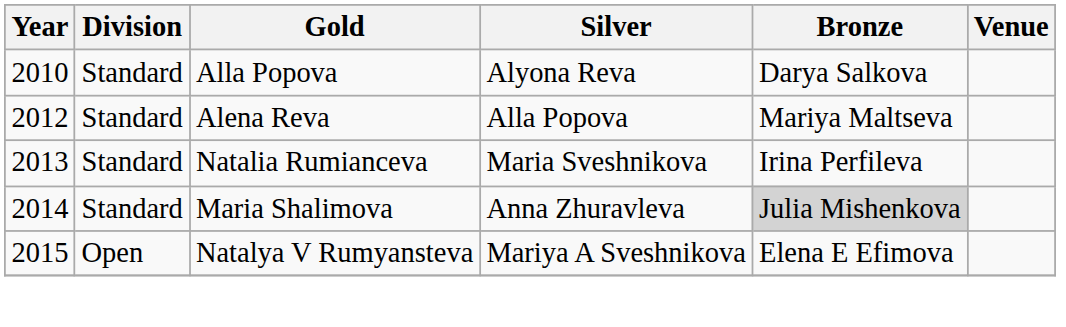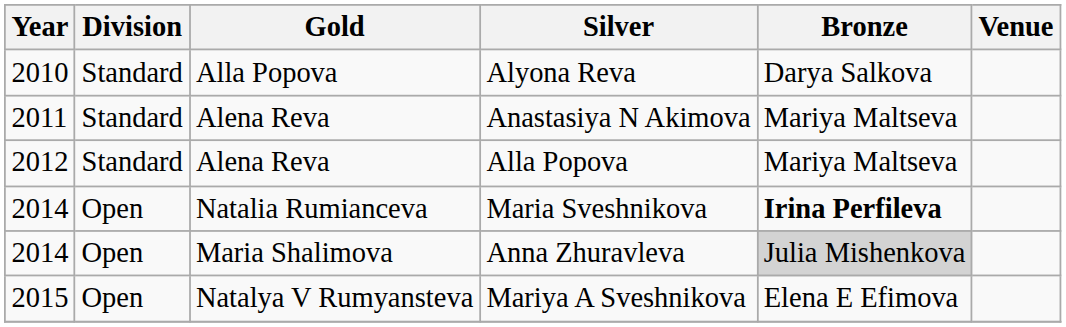+ row: (619, 117)
(40, 162) 2013 -> (40, 207) 2014
(132, 162) Standard -> (112, 207) Open
(841, 162) normal -> (853, 207) bold
(132, 207) Standard -> (112, 252) Open
